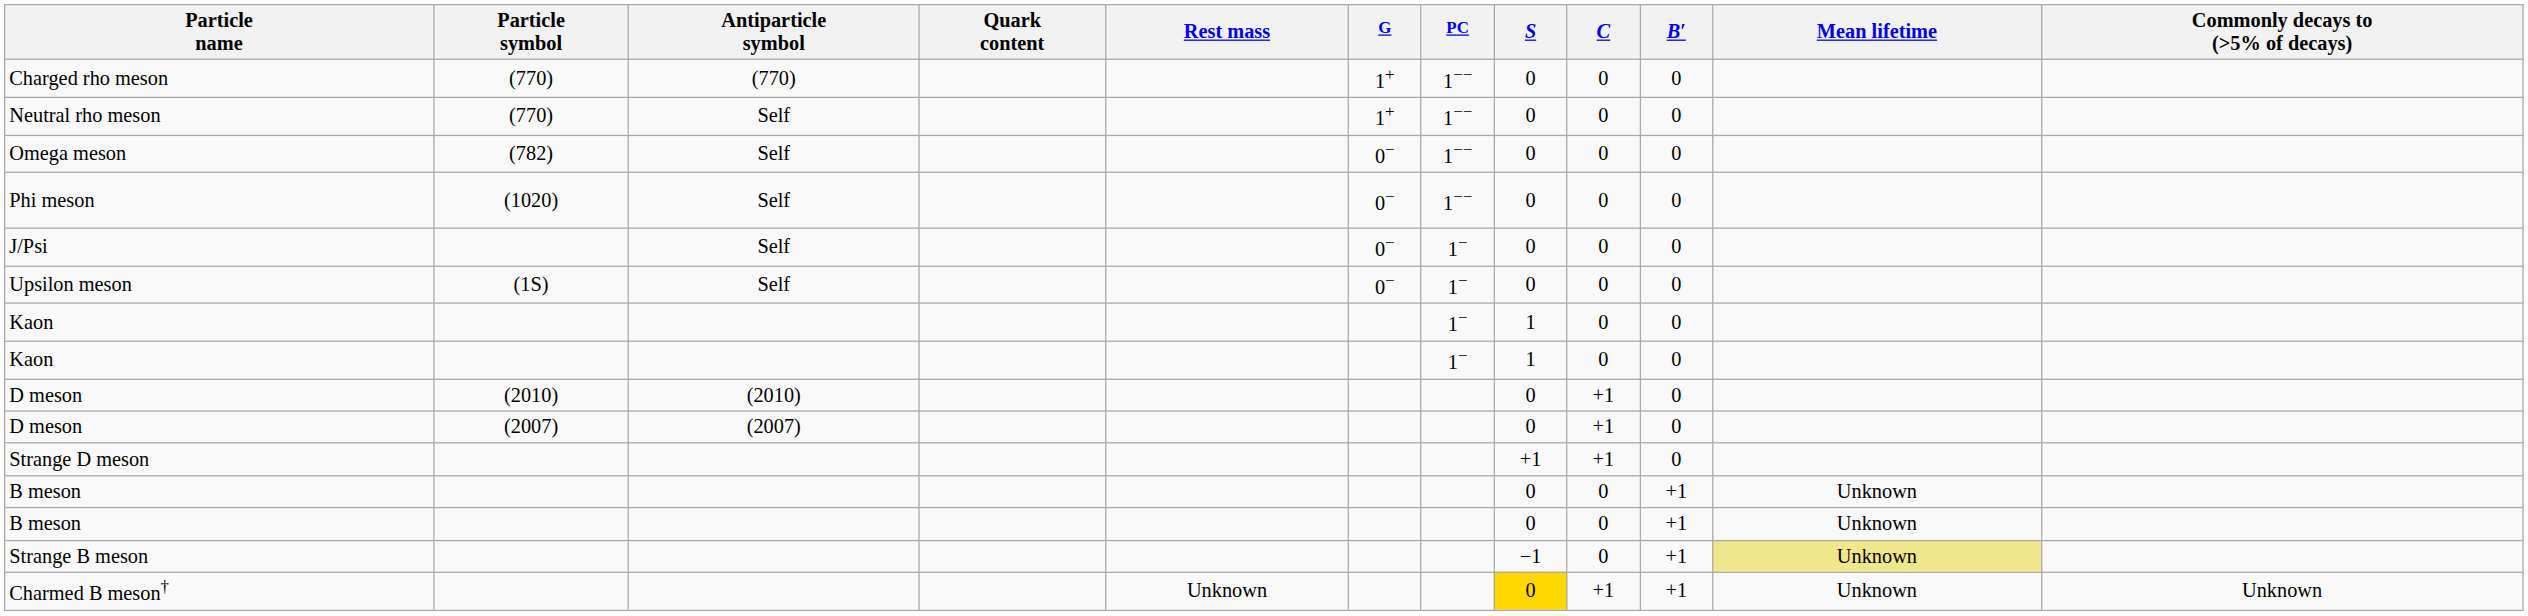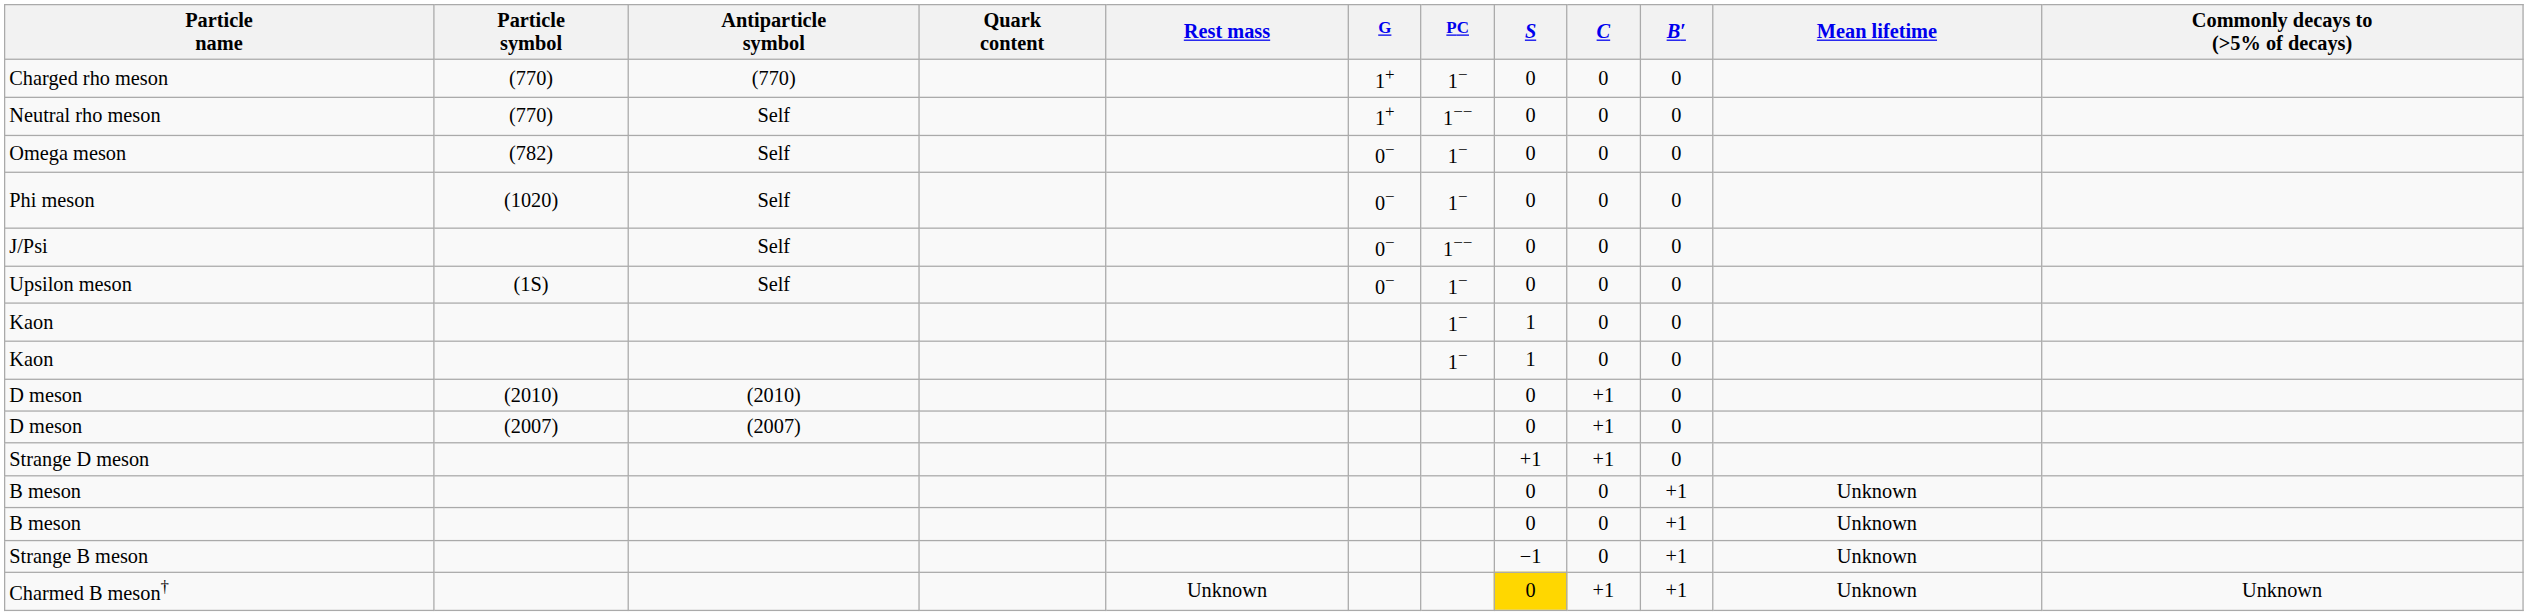(1458, 78) 1−− -> (1458, 78) 1−
(1458, 153) 1−− -> (1458, 153) 1−
(1458, 200) 1−− -> (1458, 200) 1−
(1458, 246) 1− -> (1458, 246) 1−−
(1877, 555) khaki background -> (1877, 555) no background
